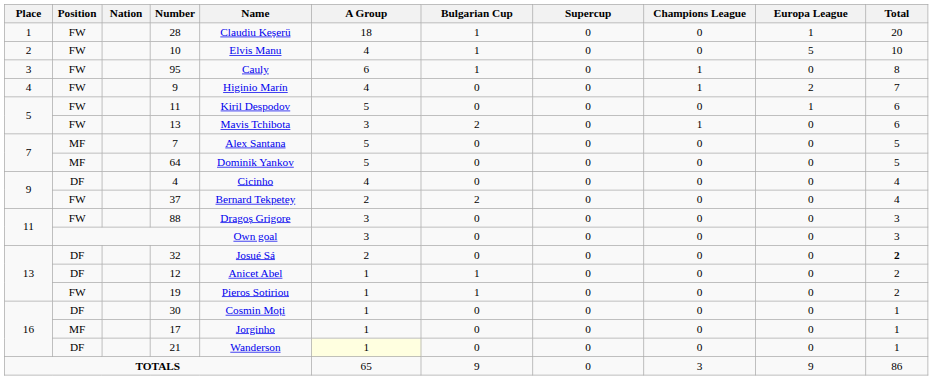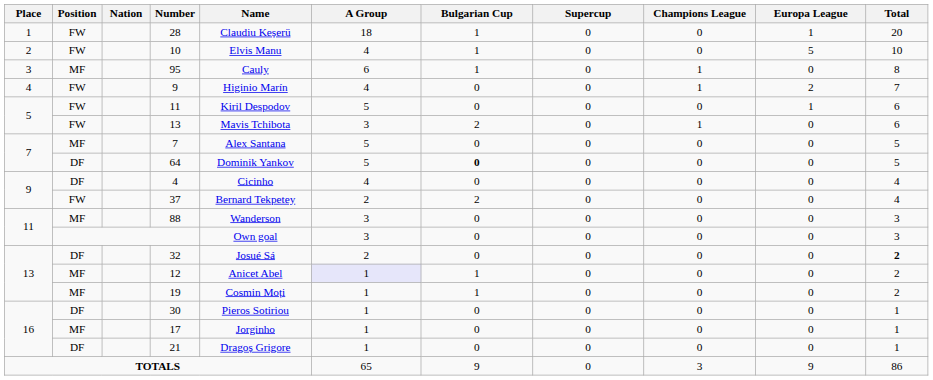(77, 69) FW -> (77, 69) MF
(77, 162) MF -> (77, 162) DF
(477, 162) normal -> (477, 162) bold
(77, 217) FW -> (77, 217) MF
(255, 217) Dragoș Grigore -> (255, 217) Wanderson
(77, 273) DF -> (77, 273) MF
(366, 273) no background -> (366, 273) lavender background
(77, 292) FW -> (77, 292) MF
(255, 292) Pieros Sotiriou -> (255, 292) Cosmin Moți
(255, 310) Cosmin Moți -> (255, 310) Pieros Sotiriou
(255, 347) Wanderson -> (255, 347) Dragoș Grigore
(366, 347) lightyellow background -> (366, 347) no background
